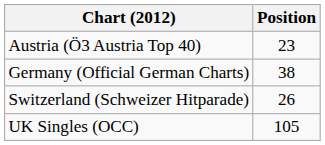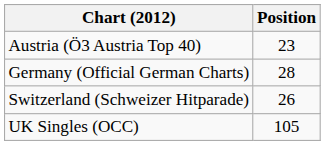(287, 72) 38 -> (287, 72) 28
